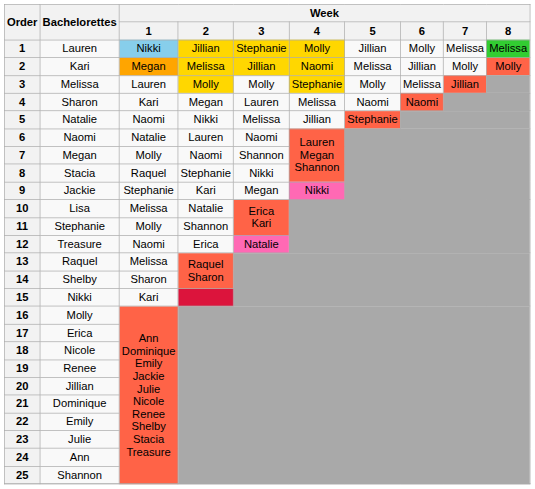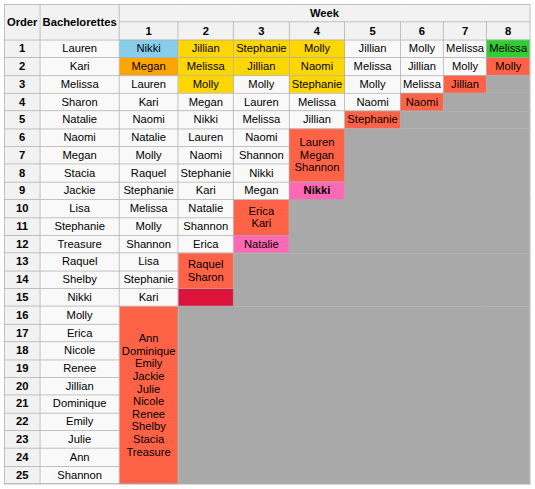(317, 191) normal -> (317, 191) bold
(149, 244) Naomi -> (149, 244) Shannon
(149, 262) Melissa -> (149, 262) Lisa
(149, 279) Sharon -> (149, 279) Stephanie
